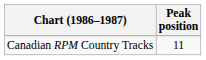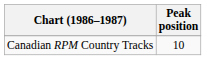(179, 45) 11 -> (179, 45) 10
